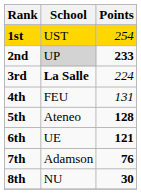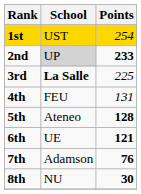(124, 76) 224 -> (124, 76) 225
